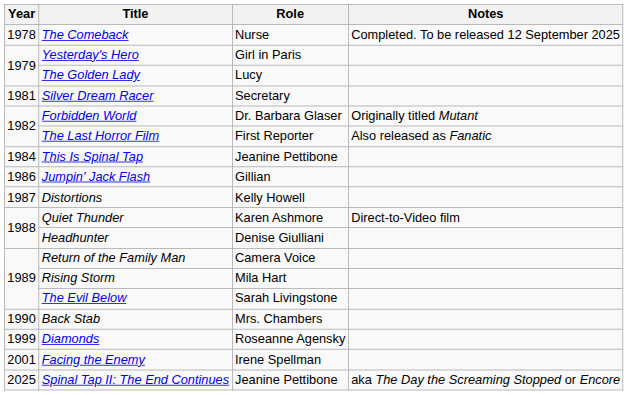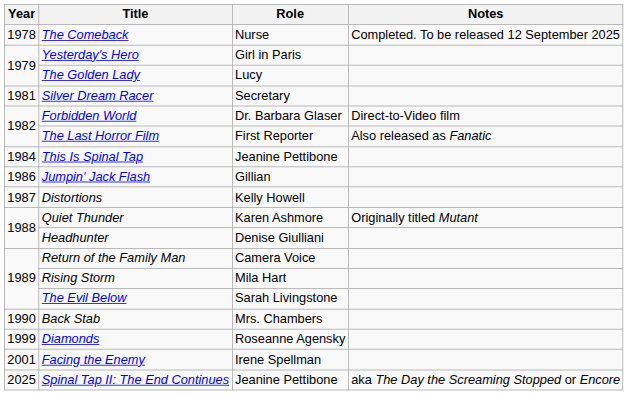(415, 116) Originally titled Mutant -> (406, 116) Direct-to-Video film
(406, 217) Direct-to-Video film -> (415, 217) Originally titled Mutant
